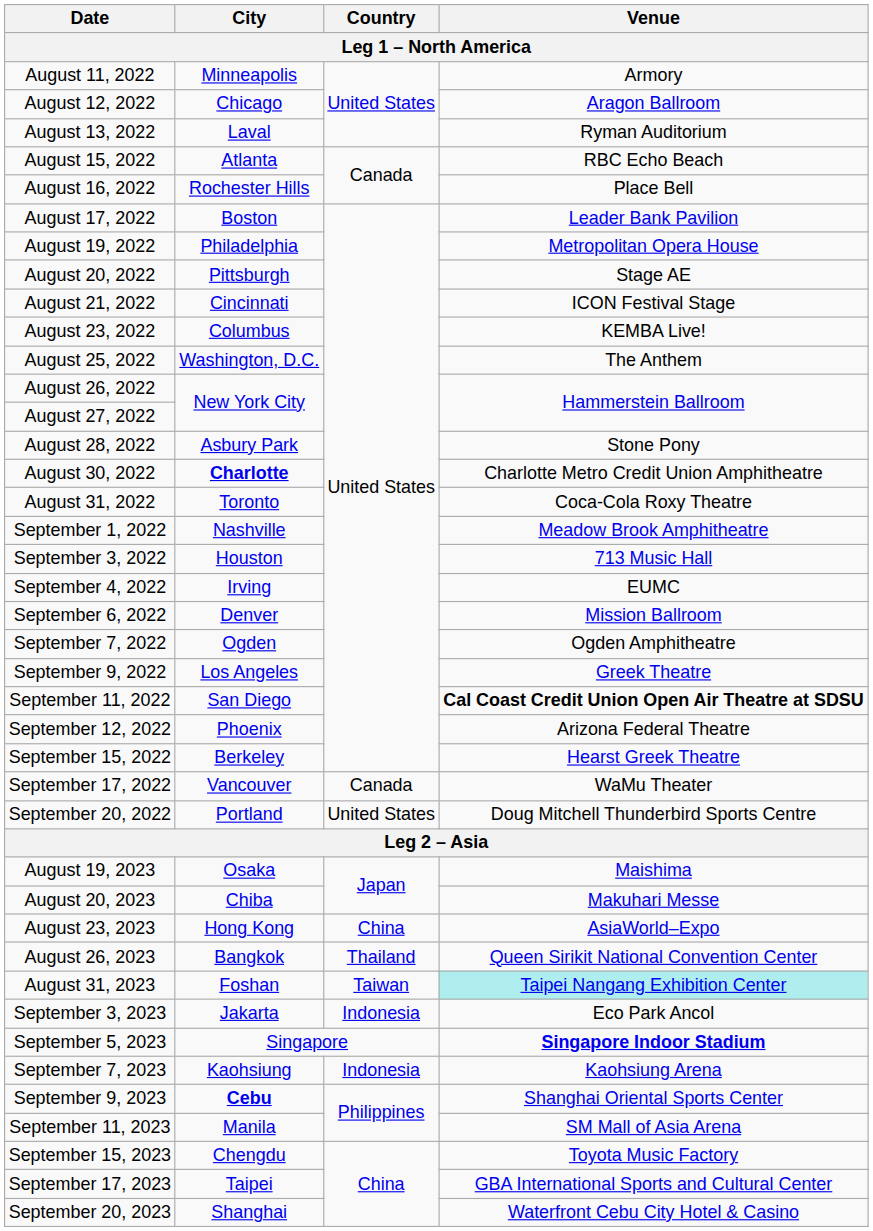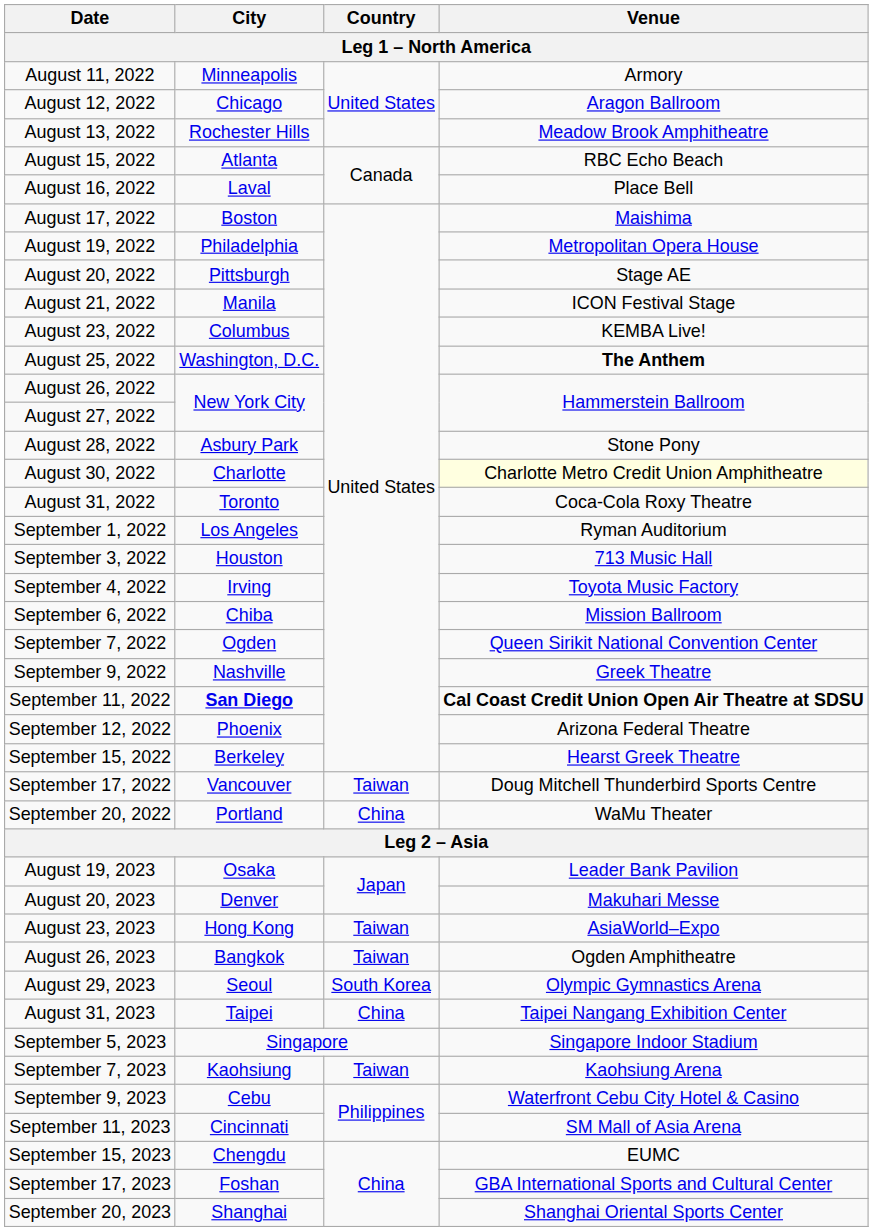(249, 132) Laval -> (249, 132) Rochester Hills
(653, 132) Ryman Auditorium -> (653, 132) Meadow Brook Amphitheatre
(249, 189) Rochester Hills -> (249, 189) Laval
(653, 217) Leader Bank Pavilion -> (653, 217) Maishima
(249, 302) Cincinnati -> (249, 302) Manila
(653, 359) normal -> (653, 359) bold
(249, 473) bold -> (249, 473) normal
(653, 473) no background -> (653, 473) lightyellow background
(249, 530) Nashville -> (249, 530) Los Angeles
(653, 530) Meadow Brook Amphitheatre -> (653, 530) Ryman Auditorium
(653, 587) EUMC -> (653, 587) Toyota Music Factory
(249, 615) Denver -> (249, 615) Chiba
(653, 643) Ogden Amphitheatre -> (653, 643) Queen Sirikit National Convention Center
(249, 672) Los Angeles -> (249, 672) Nashville
(249, 700) normal -> (249, 700) bold
(381, 786) Canada -> (381, 786) Taiwan
(653, 786) WaMu Theater -> (653, 786) Doug Mitchell Thunderbird Sports Centre
(381, 814) United States -> (381, 814) China
(653, 814) Doug Mitchell Thunderbird Sports Centre -> (653, 814) WaMu Theater
(653, 871) Maishima -> (653, 871) Leader Bank Pavilion
(249, 899) Chiba -> (249, 899) Denver
(381, 928) China -> (381, 928) Taiwan
(381, 956) Thailand -> (381, 956) Taiwan
(653, 956) Queen Sirikit National Convention Center -> (653, 956) Ogden Amphitheatre
+ row: (90, 984)
(249, 984) Foshan -> (249, 1013) Taipei
(381, 984) Taiwan -> (381, 1013) China
(653, 984) paleturquoise background -> (653, 1013) no background
- row: (90, 1013)
(653, 1041) bold -> (653, 1041) normal
(381, 1070) Indonesia -> (381, 1070) Taiwan
(249, 1098) bold -> (249, 1098) normal
(653, 1098) Shanghai Oriental Sports Center -> (653, 1098) Waterfront Cebu City Hotel & Casino
(249, 1127) Manila -> (249, 1127) Cincinnati
(653, 1155) Toyota Music Factory -> (653, 1155) EUMC
(249, 1183) Taipei -> (249, 1183) Foshan
(653, 1212) Waterfront Cebu City Hotel & Casino -> (653, 1212) Shanghai Oriental Sports Center
